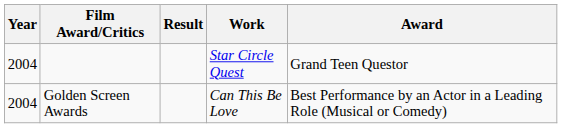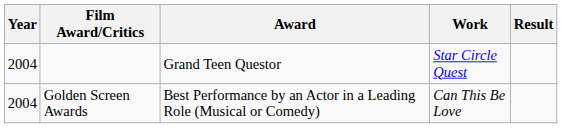columns swapped: (422, 24) <-> (183, 24)
